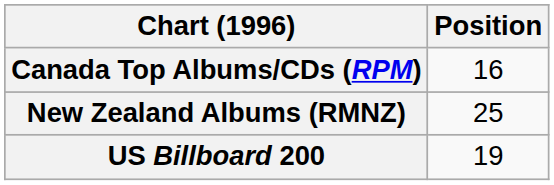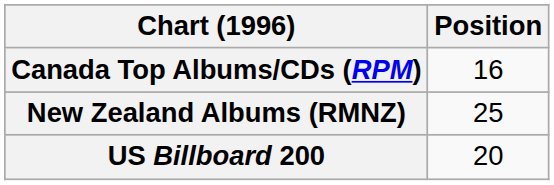(488, 156) 19 -> (488, 156) 20
